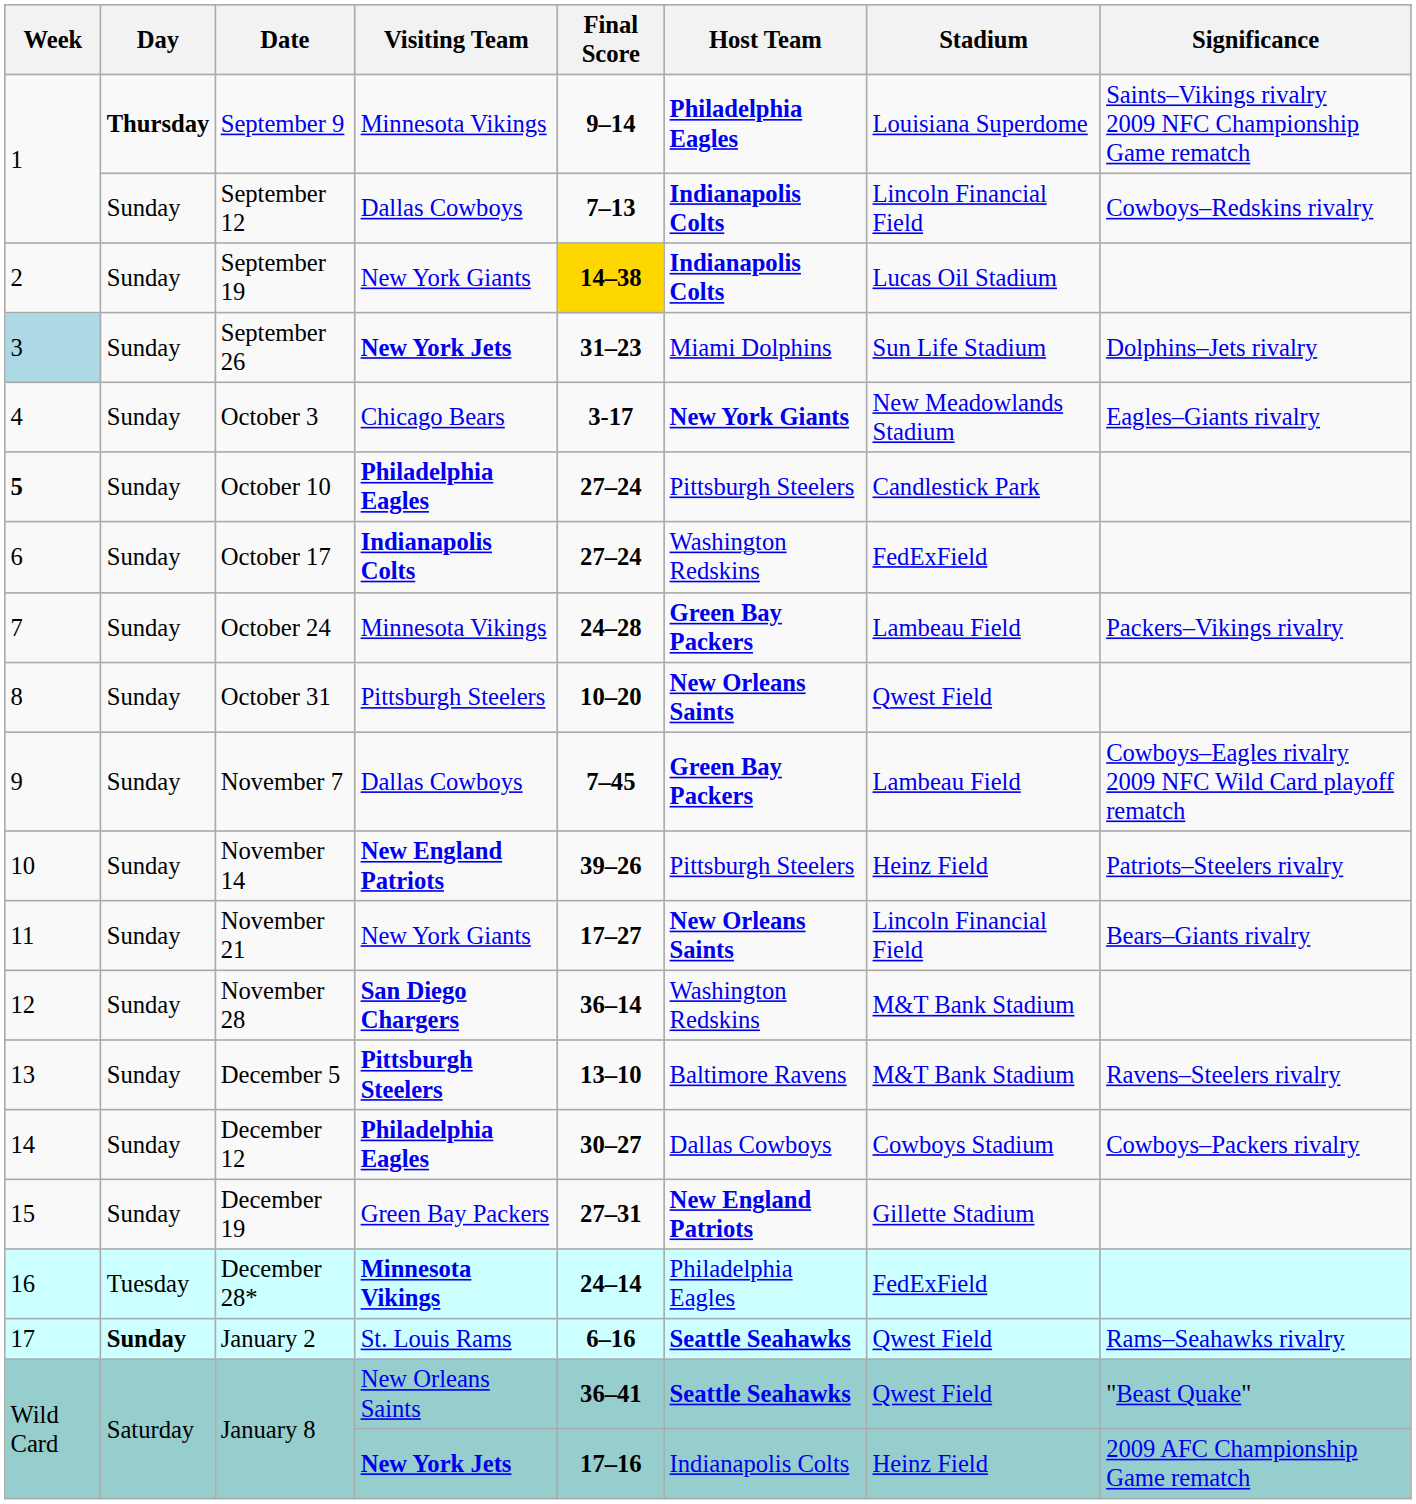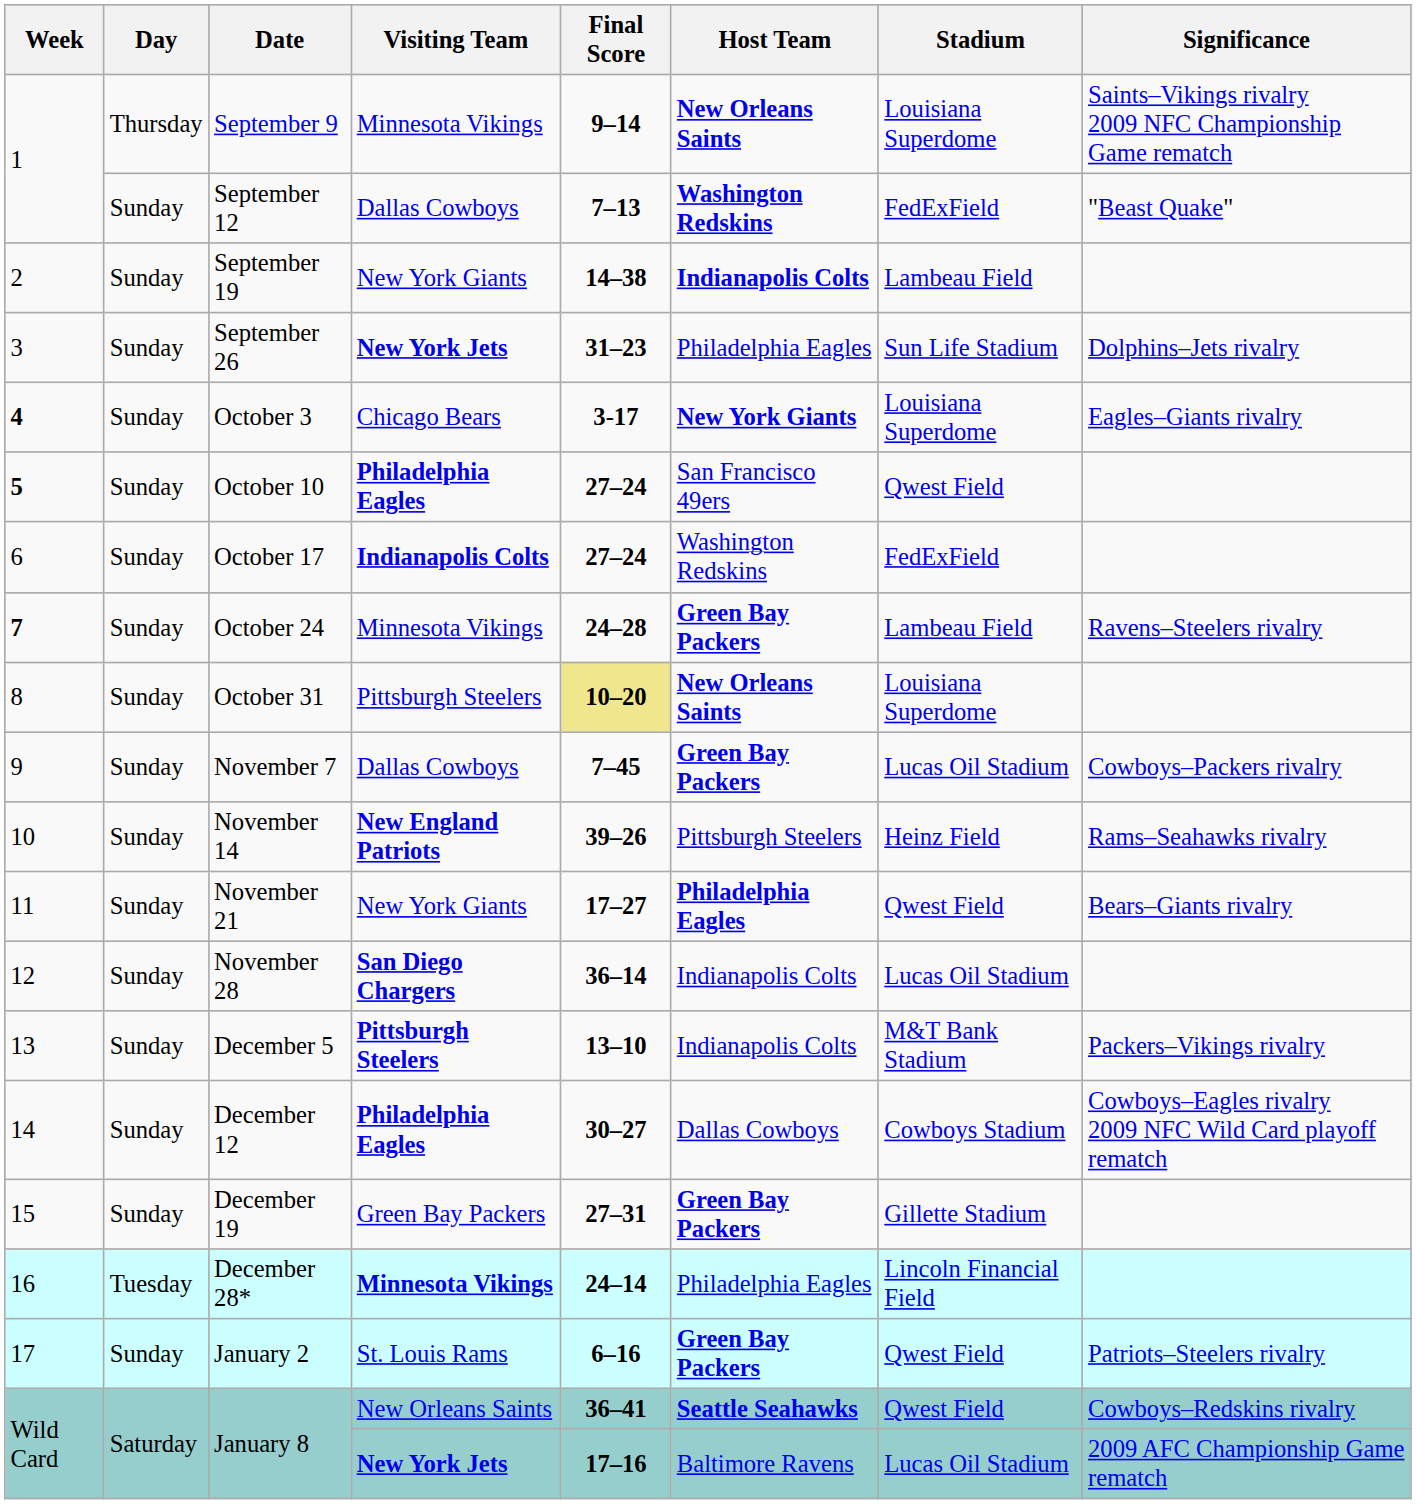(158, 123) bold -> (156, 123) normal
(736, 123) Philadelphia Eagles -> (745, 123) New Orleans Saints
(735, 208) Indianapolis Colts -> (740, 208) Washington Redskins
(960, 208) Lincoln Financial Field -> (942, 208) FedExField
(1240, 208) Cowboys–Redskins rivalry -> (1161, 208) "Beast Quake"
(611, 278) gold background -> (616, 278) no background
(965, 278) Lucas Oil Stadium -> (958, 278) Lambeau Field
(17, 347) lightblue background -> (17, 347) no background
(751, 347) Miami Dolphins -> (774, 347) Philadelphia Eagles
(17, 417) normal -> (17, 417) bold
(968, 417) New Meadowlands Stadium -> (940, 417) Louisiana Superdome
(762, 487) Pittsburgh Steelers -> (746, 487) San Francisco 49ers
(956, 487) Candlestick Park -> (944, 487) Qwest Field
(17, 626) normal -> (17, 626) bold
(1225, 626) Packers–Vikings rivalry -> (1205, 626) Ravens–Steelers rivalry
(611, 696) no background -> (616, 696) khaki background
(932, 696) Qwest Field -> (940, 696) Louisiana Superdome
(947, 780) Lambeau Field -> (977, 766) Lucas Oil Stadium
(1250, 780) Cowboys–Eagles rivalry 2009 NFC Wild Card playoff rematch -> (1215, 766) Cowboys–Packers rivalry
(1225, 865) Patriots–Steelers rivalry -> (1207, 836) Rams–Seahawks rivalry
(738, 935) New Orleans Saints -> (743, 905) Philadelphia Eagles
(960, 935) Lincoln Financial Field -> (944, 905) Qwest Field
(728, 1004) Washington Redskins -> (767, 975) Indianapolis Colts
(973, 1004) M&T Bank Stadium -> (977, 975) Lucas Oil Stadium
(758, 1074) Baltimore Ravens -> (767, 1045) Indianapolis Colts
(1223, 1074) Ravens–Steelers rivalry -> (1207, 1045) Packers–Vikings rivalry
(1233, 1144) Cowboys–Packers rivalry -> (1232, 1129) Cowboys–Eagles rivalry 2009 NFC Wild Card playoff rematch
(740, 1214) New England Patriots -> (733, 1214) Green Bay Packers
(930, 1283) FedExField -> (971, 1283) Lincoln Financial Field
(146, 1339) bold -> (147, 1353) normal
(760, 1339) Seattle Seahawks -> (733, 1353) Green Bay Packers
(1225, 1339) Rams–Seahawks rivalry -> (1207, 1353) Patriots–Steelers rivalry
(1179, 1394) "Beast Quake" -> (1222, 1408) Cowboys–Redskins rivalry
(759, 1463) Indianapolis Colts -> (765, 1463) Baltimore Ravens
(930, 1463) Heinz Field -> (977, 1463) Lucas Oil Stadium
